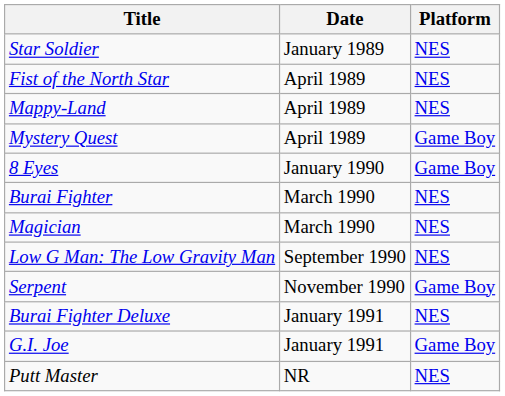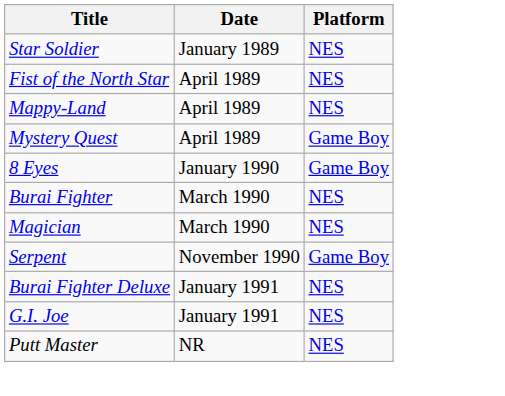- row: (142, 256)
(455, 345) Game Boy -> (326, 316) NES
